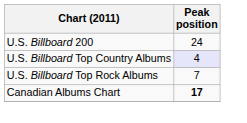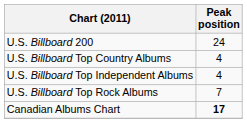(197, 59) lavender background -> (219, 59) no background
+ row: (100, 76)
